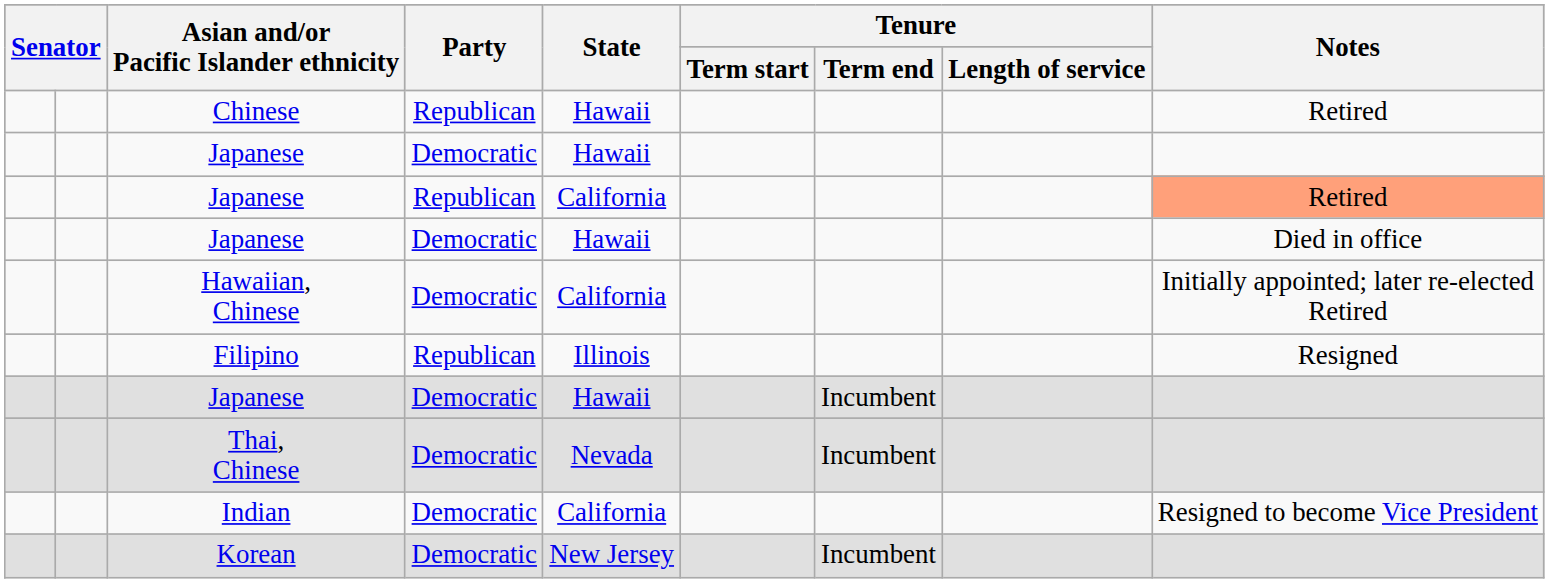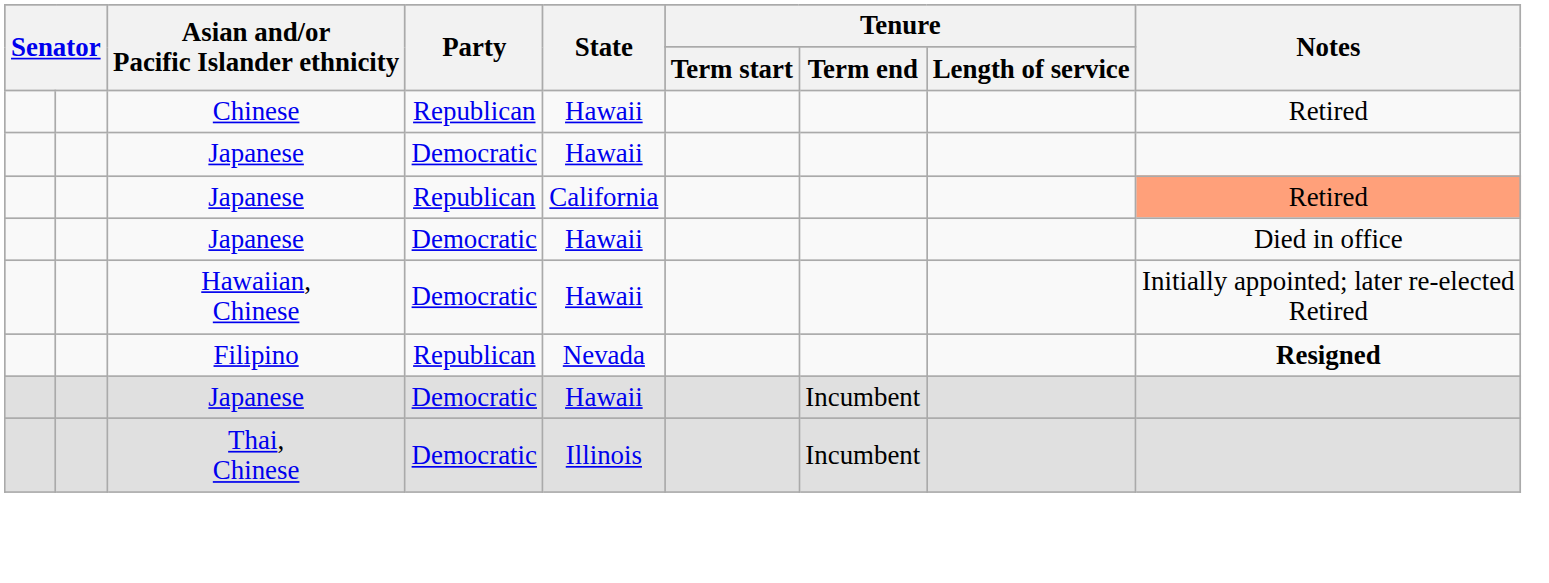(612, 296) California -> (604, 296) Hawaii
(612, 354) Illinois -> (604, 354) Nevada
(1348, 354) normal -> (1328, 354) bold
(612, 454) Nevada -> (604, 454) Illinois
- row: (256, 512)
- row: (256, 555)
